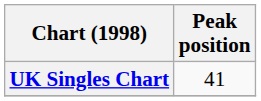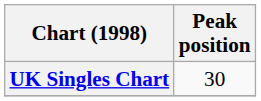(215, 78) 41 -> (215, 78) 30
